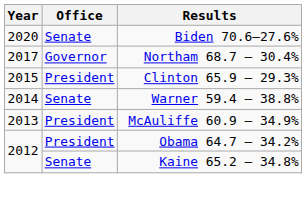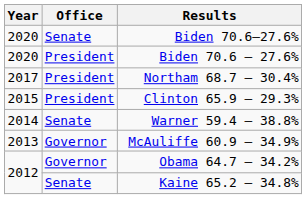+ row: (229, 57)
(76, 57) Governor -> (80, 78) President
(80, 120) President -> (76, 141) Governor
(80, 141) President -> (76, 162) Governor
